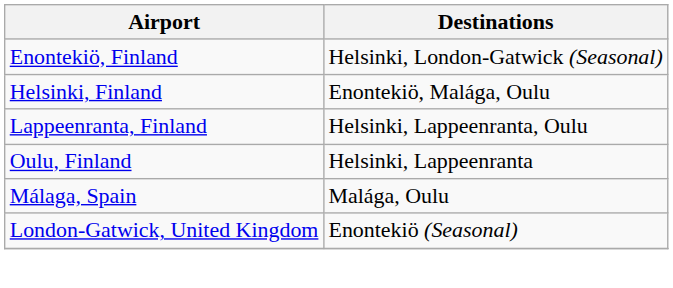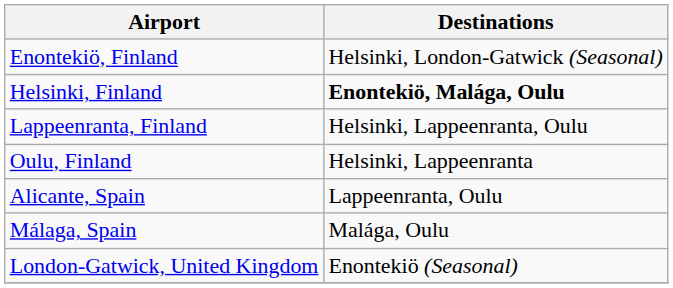(439, 91) normal -> (447, 91) bold
+ row: (77, 195)
